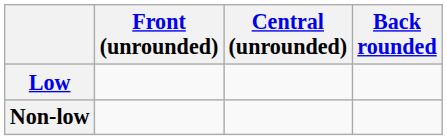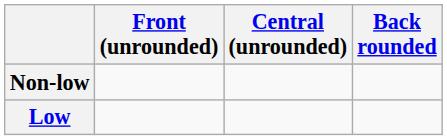rows swapped: (50, 116) <-> (50, 81)
